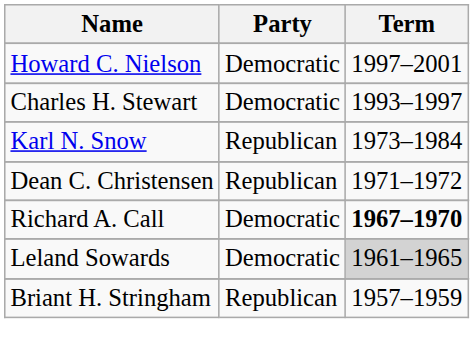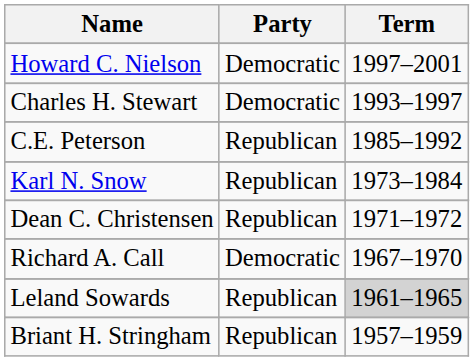+ row: (78, 141)
(407, 219) bold -> (407, 258) normal
(283, 258) Democratic -> (281, 297) Republican
